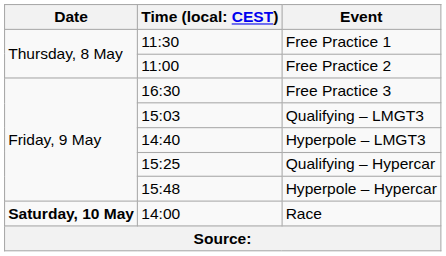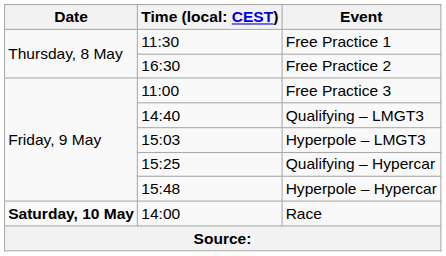(160, 66) 11:00 -> (161, 66) 16:30
(161, 91) 16:30 -> (160, 91) 11:00
(161, 115) 15:03 -> (161, 115) 14:40
(161, 140) 14:40 -> (161, 140) 15:03
